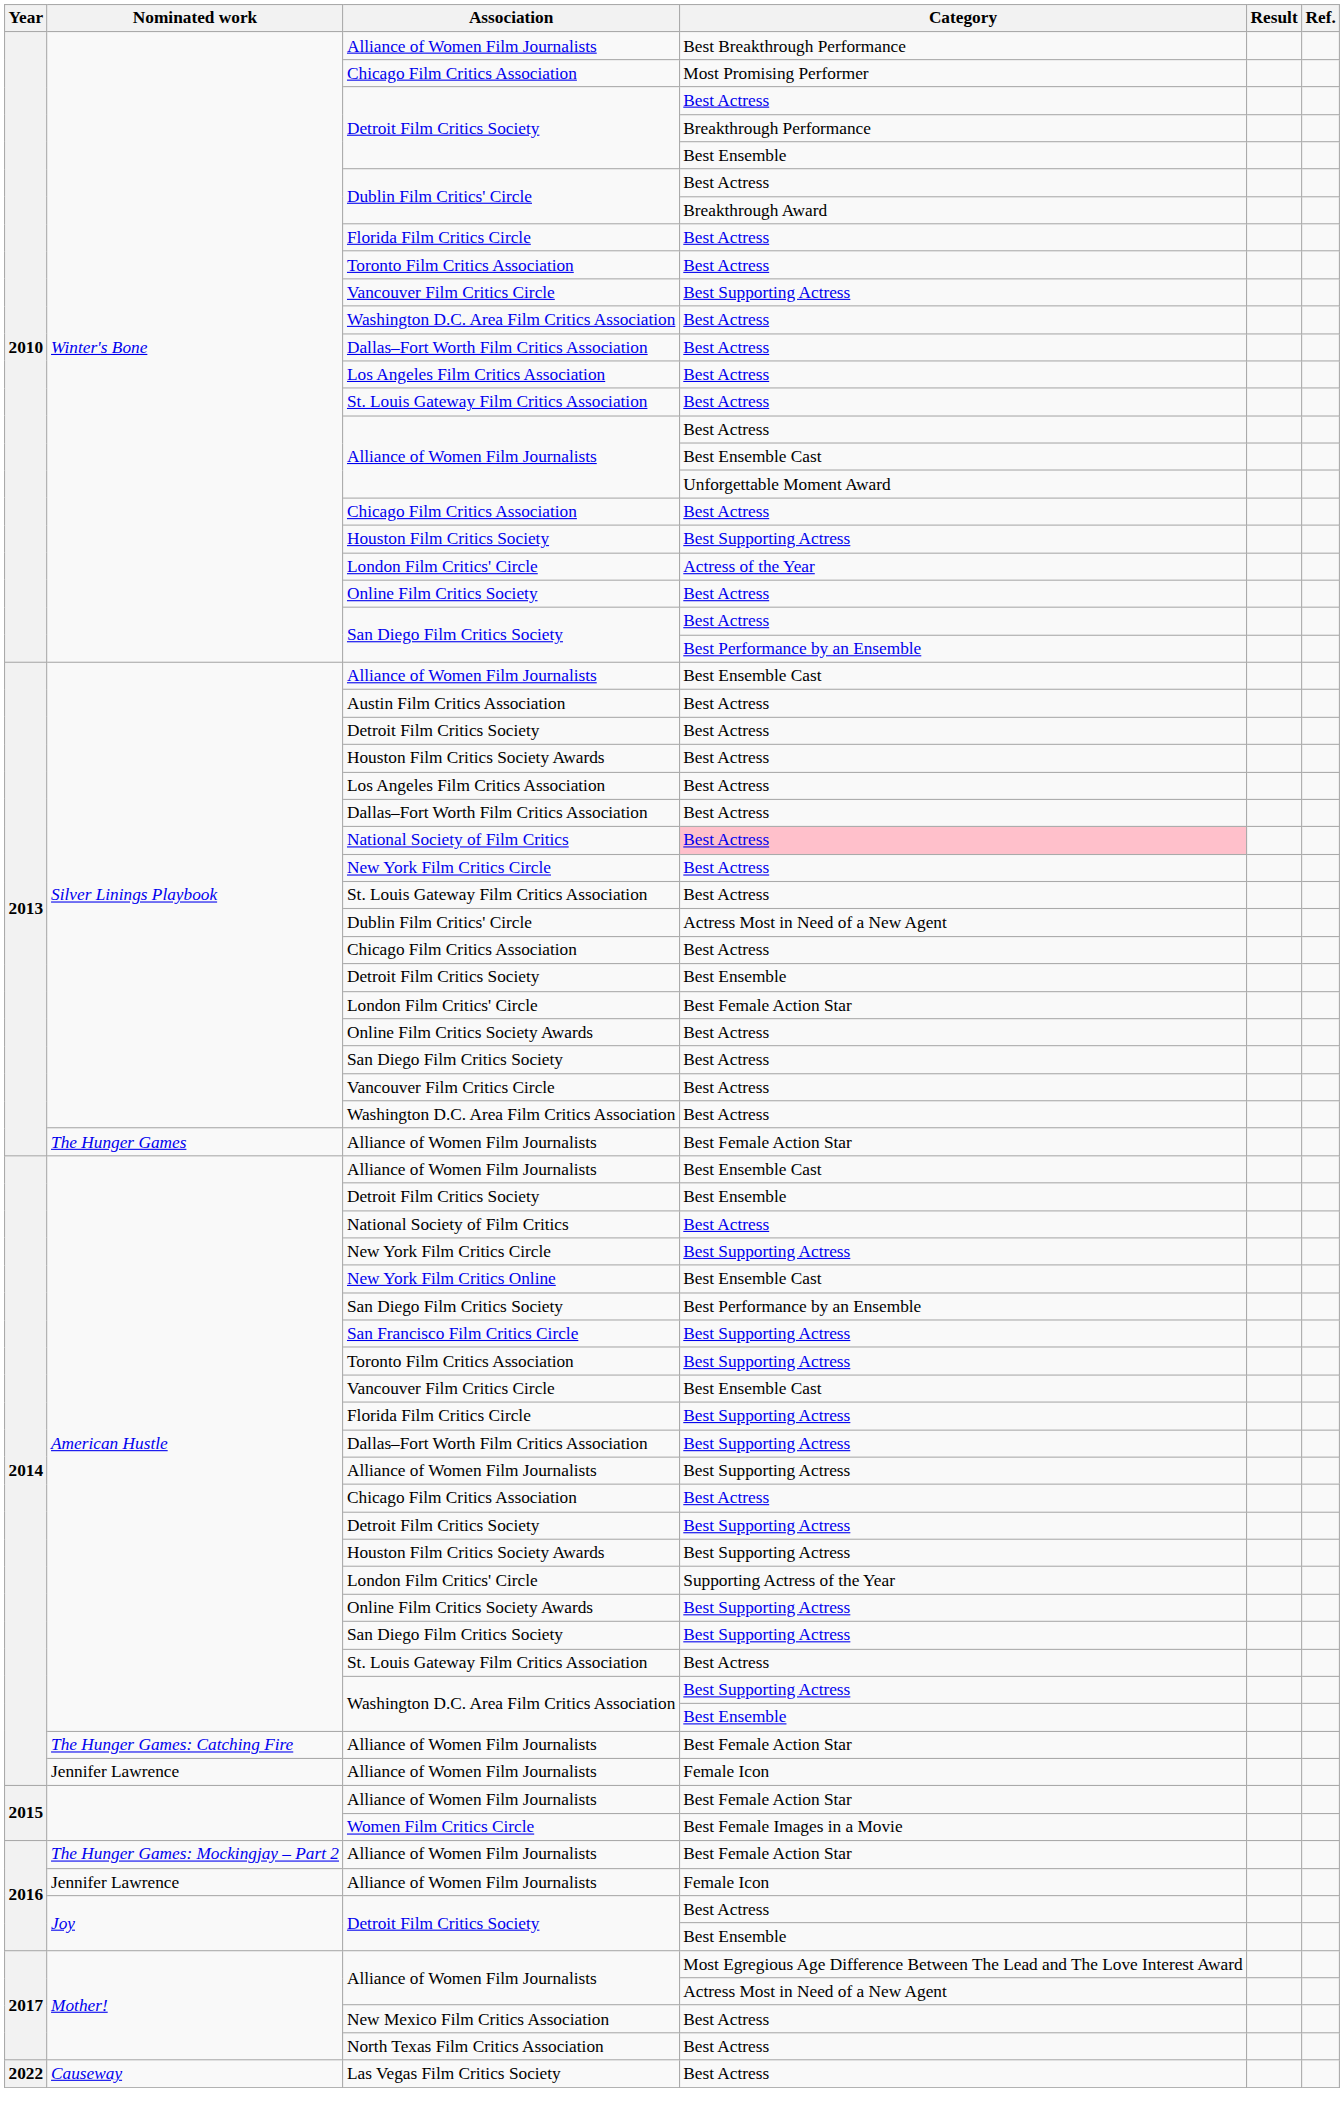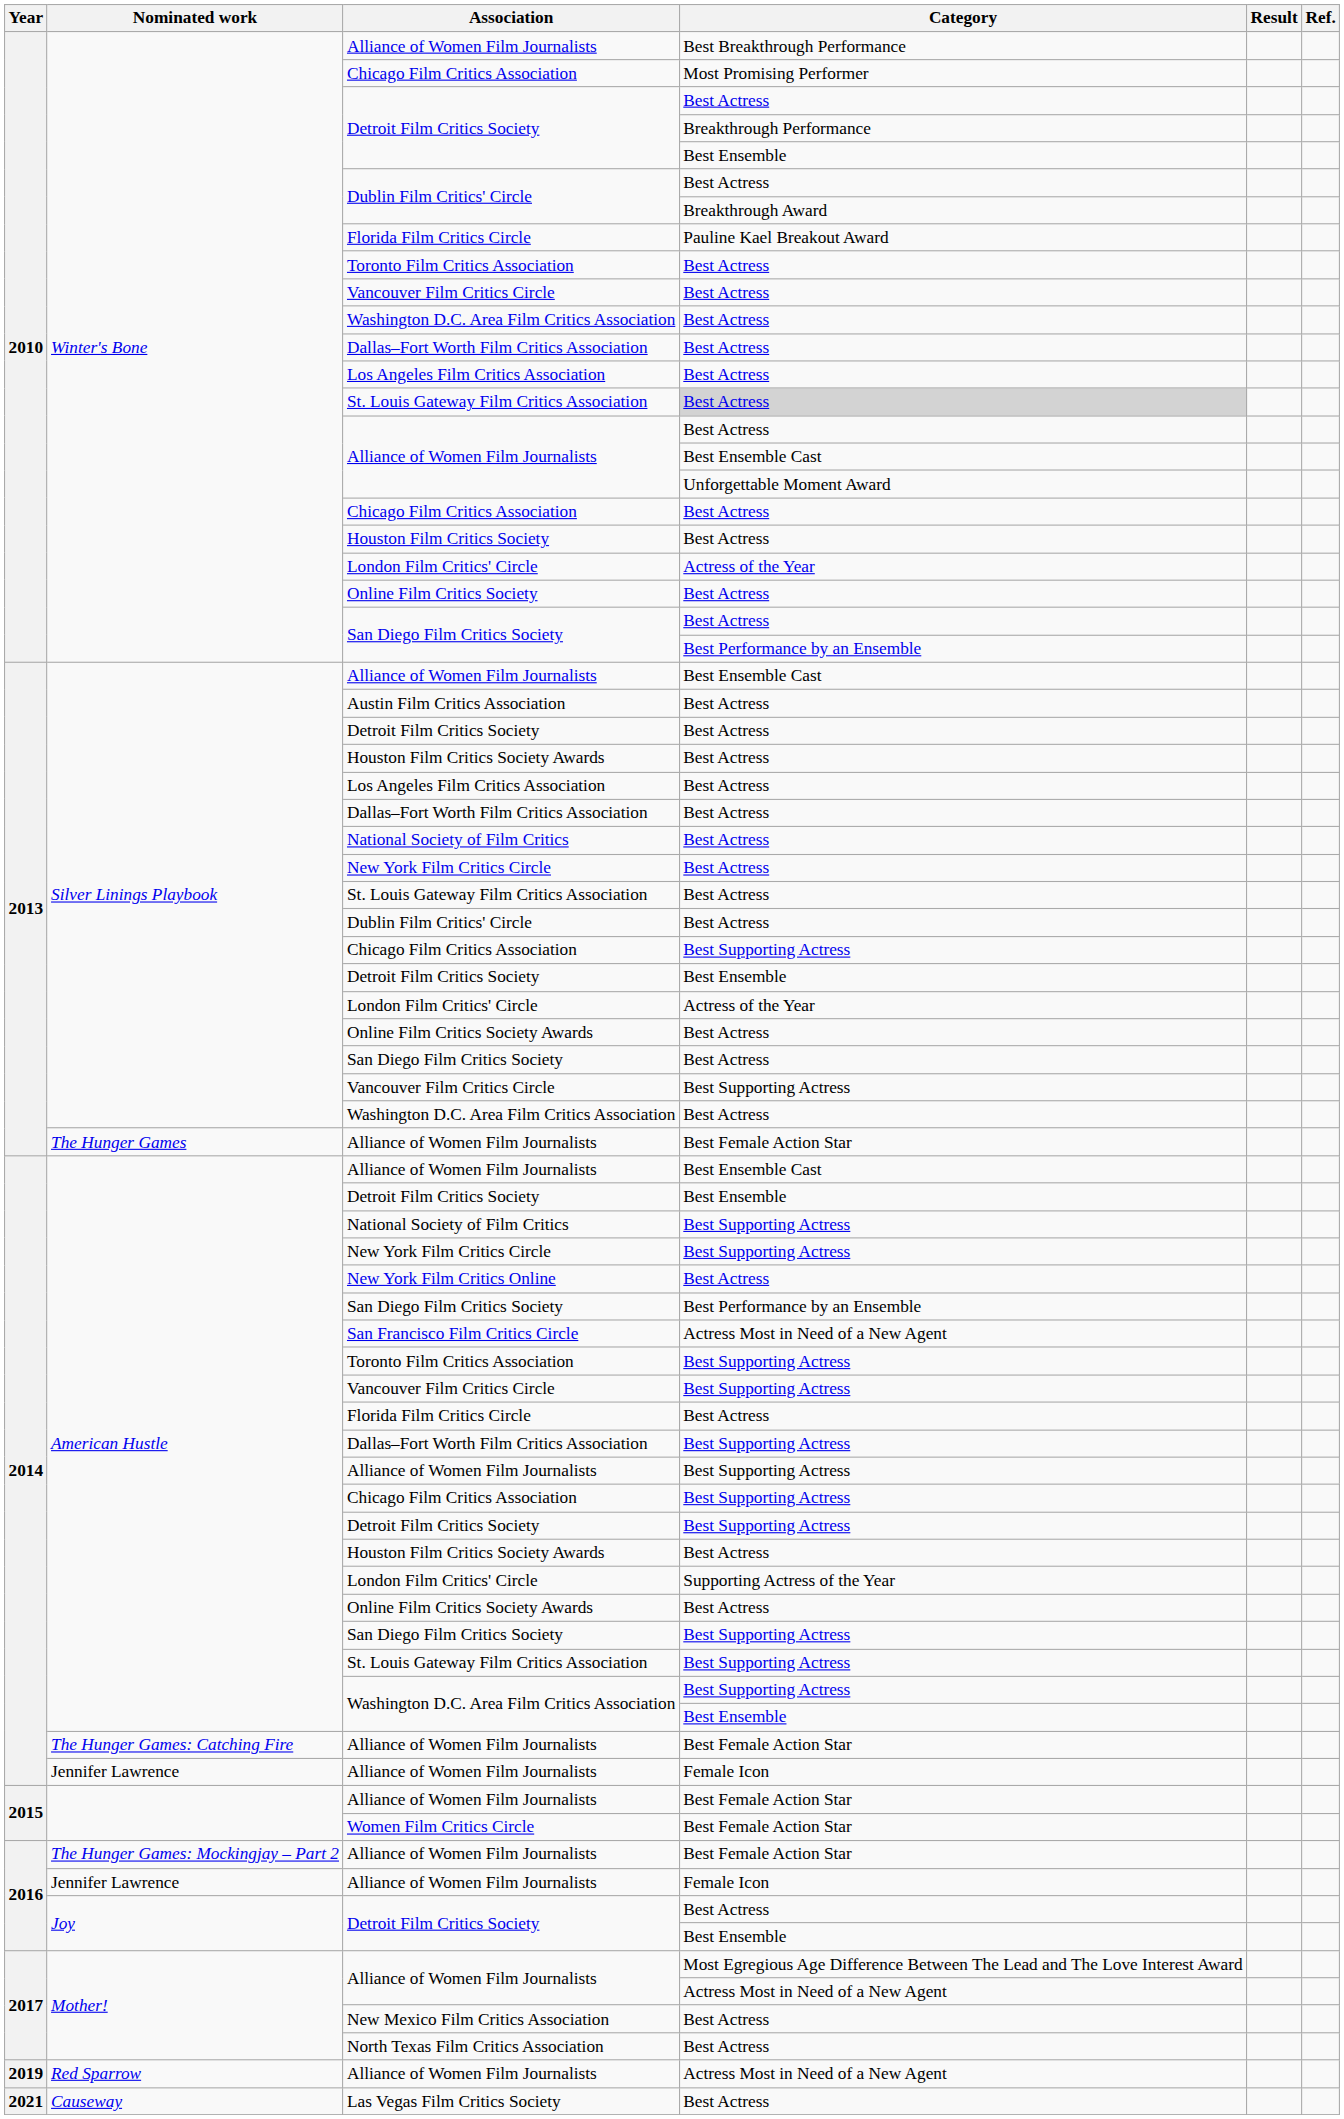(726, 237) Best Actress -> (786, 237) Pauline Kael Breakout Award
(767, 292) Best Supporting Actress -> (726, 292) Best Actress
(726, 401) no background -> (726, 401) lightgrey background
(767, 538) Best Supporting Actress -> (726, 538) Best Actress
(726, 840) pink background -> (726, 840) no background
(815, 922) Actress Most in Need of a New Agent -> (726, 922) Best Actress
(726, 949) Best Actress -> (767, 949) Best Supporting Actress
(768, 1004) Best Female Action Star -> (749, 1004) Actress of the Year
(726, 1086) Best Actress -> (767, 1086) Best Supporting Actress
(726, 1224) Best Actress -> (767, 1224) Best Supporting Actress
(752, 1278) Best Ensemble Cast -> (726, 1278) Best Actress
(767, 1333) Best Supporting Actress -> (815, 1333) Actress Most in Need of a New Agent
(752, 1388) Best Ensemble Cast -> (767, 1388) Best Supporting Actress
(767, 1415) Best Supporting Actress -> (726, 1415) Best Actress
(726, 1498) Best Actress -> (767, 1498) Best Supporting Actress
(767, 1552) Best Supporting Actress -> (726, 1552) Best Actress
(767, 1607) Best Supporting Actress -> (726, 1607) Best Actress
(726, 1662) Best Actress -> (767, 1662) Best Supporting Actress
(793, 1826) Best Female Images in a Movie -> (768, 1826) Best Female Action Star
+ row: (96, 2073)
(26, 2073) 2022 -> (26, 2100) 2021
